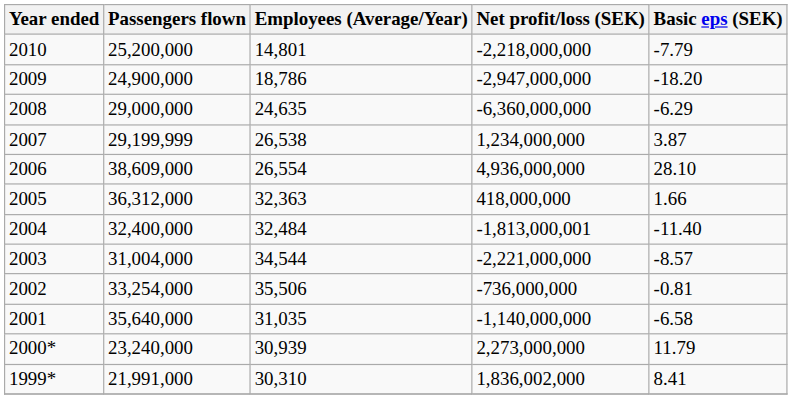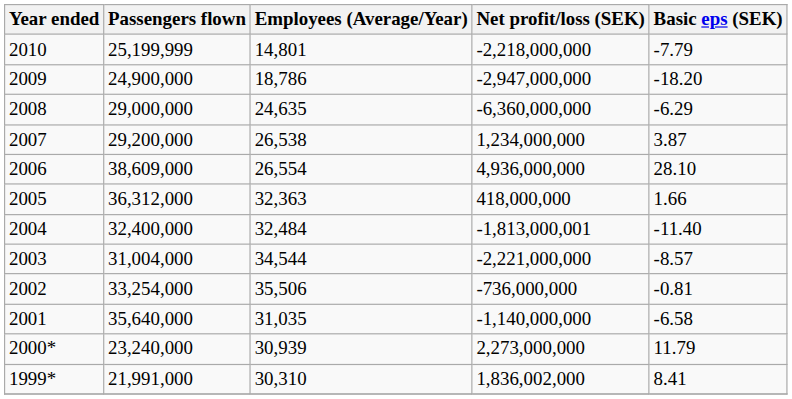(151, 49) 25,200,000 -> (151, 49) 25,199,999
(151, 139) 29,199,999 -> (151, 139) 29,200,000
